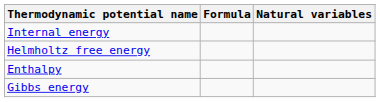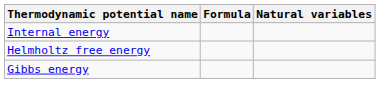- row: (34, 69)
